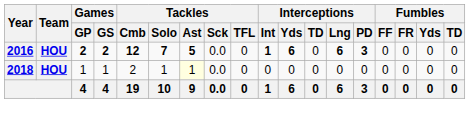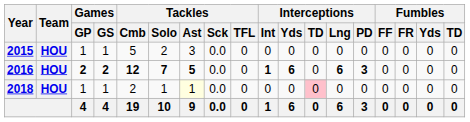+ row: (20, 51)
(316, 70) no background -> (316, 88) pink background
